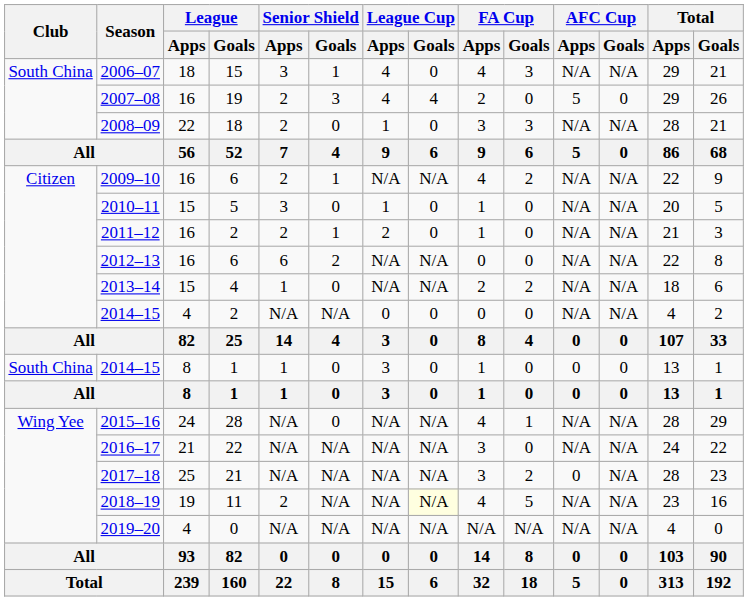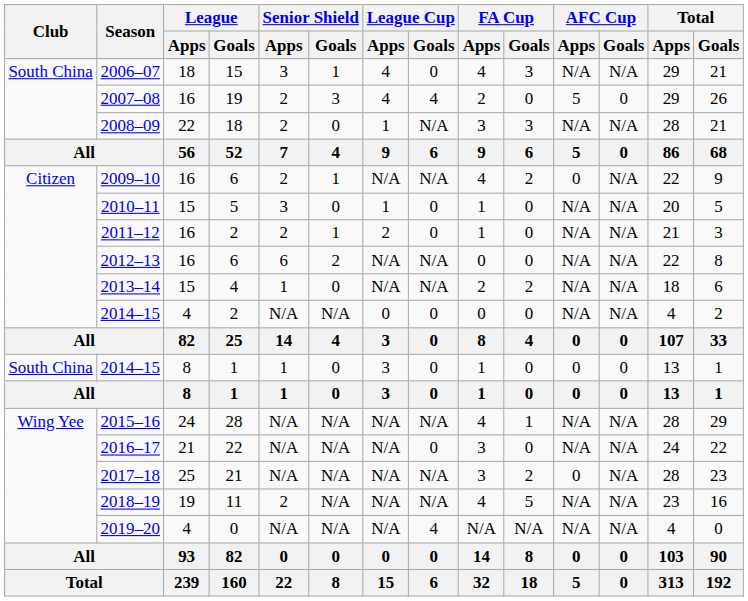(434, 125) 0 -> (434, 125) N/A
(576, 179) N/A -> (576, 179) 0
(336, 421) 0 -> (336, 421) N/A
(434, 448) N/A -> (434, 448) 0
(434, 502) lightyellow background -> (434, 502) no background
(434, 529) N/A -> (434, 529) 4
